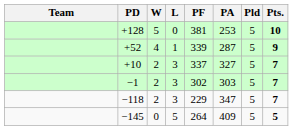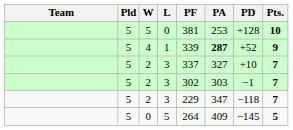columns swapped: (252, 13) <-> (133, 13)
(227, 47) normal -> (219, 47) bold
